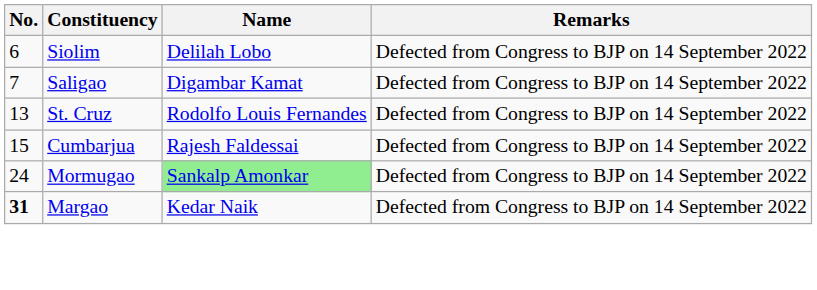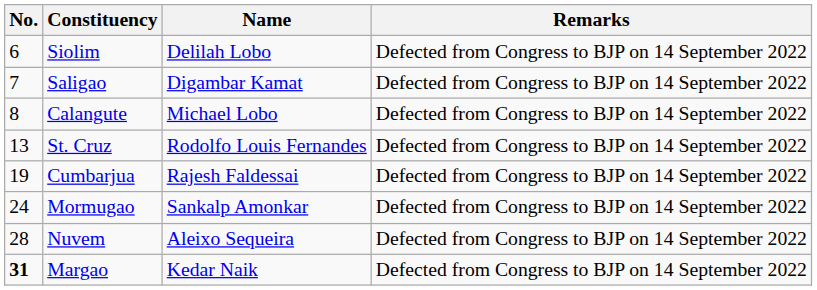+ row: (87, 113)
(19, 144) 15 -> (19, 176) 19
(237, 176) lightgreen background -> (237, 207) no background
+ row: (76, 238)
